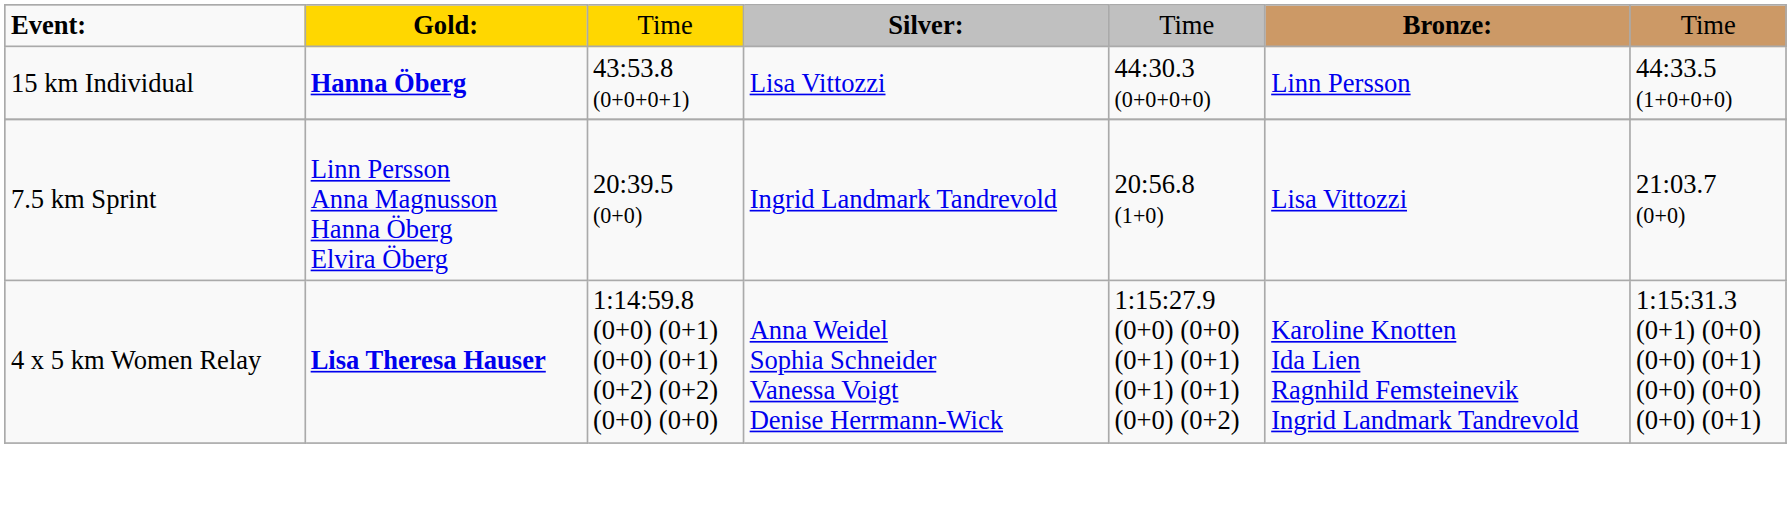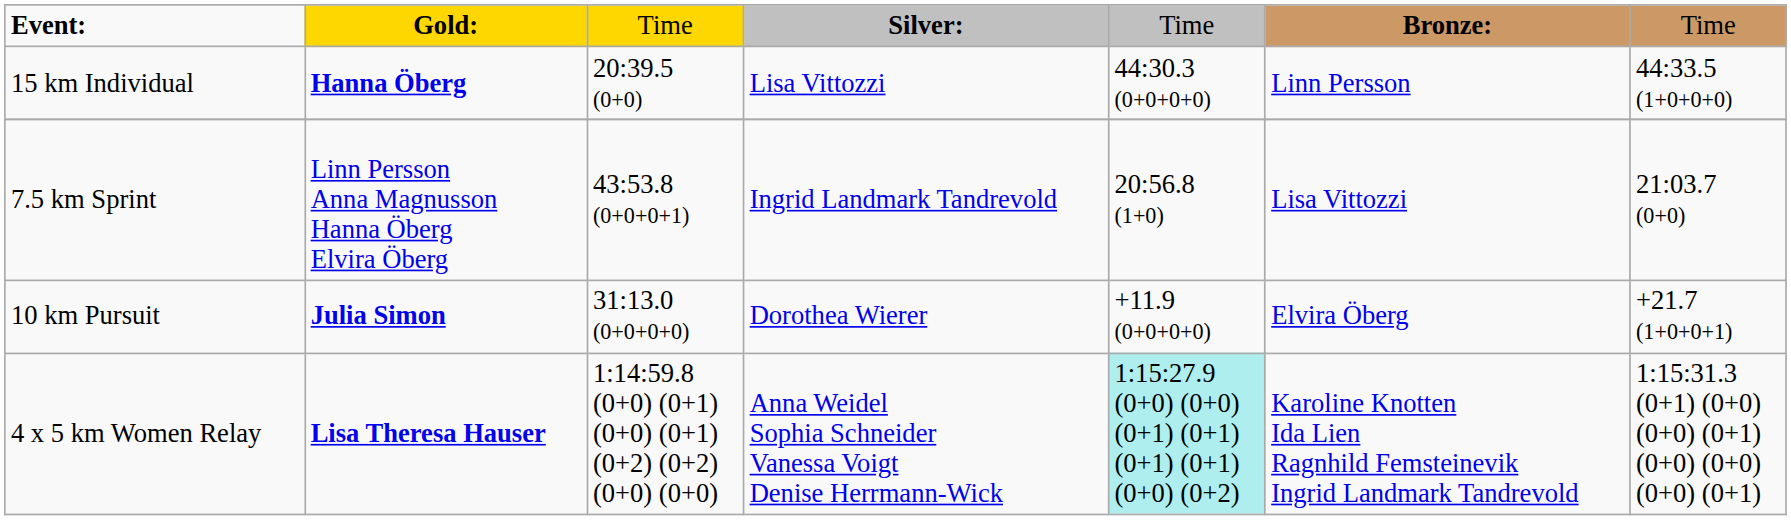(641, 82) 43:53.8 (0+0+0+1) -> (633, 82) 20:39.5 (0+0)
(633, 199) 20:39.5 (0+0) -> (641, 199) 43:53.8 (0+0+0+1)
+ row: (85, 316)
(1177, 361) no background -> (1177, 433) paleturquoise background
